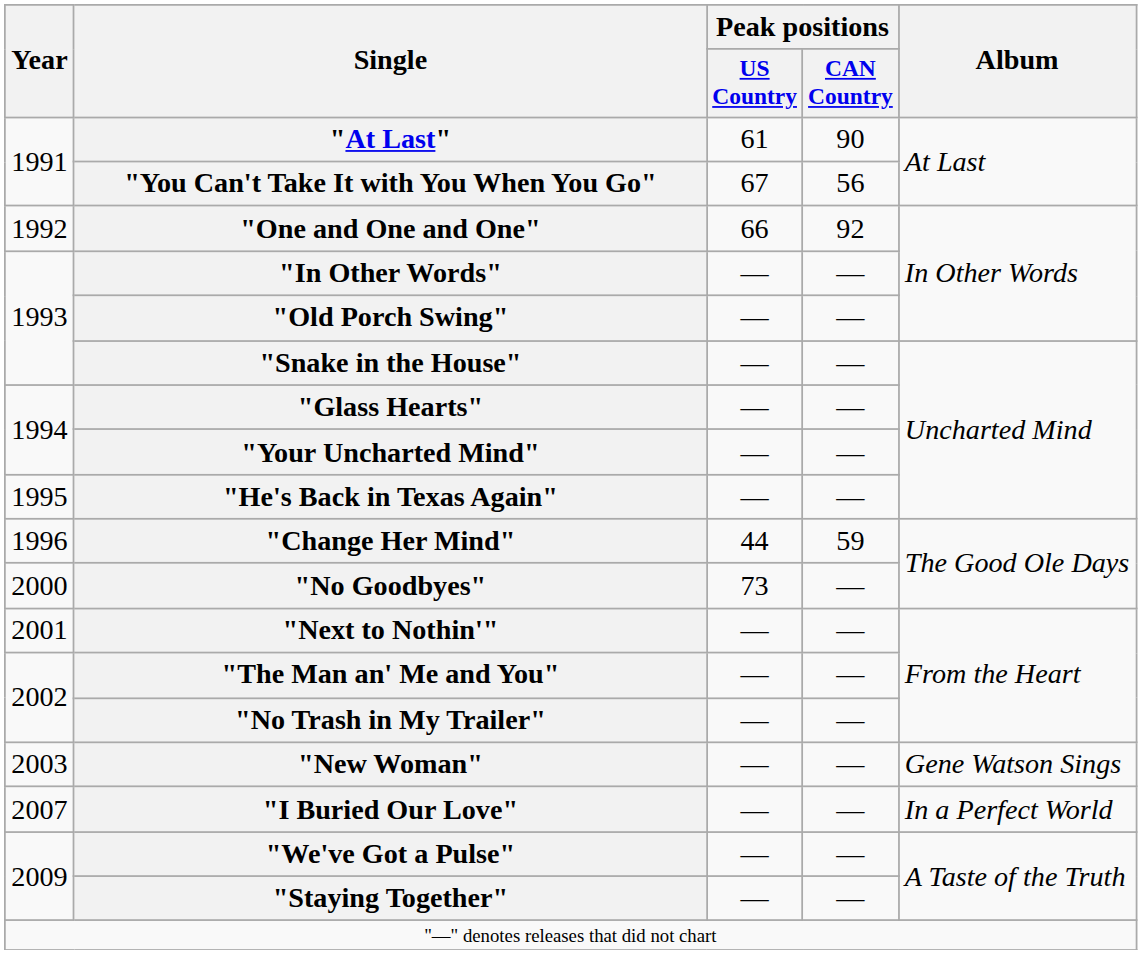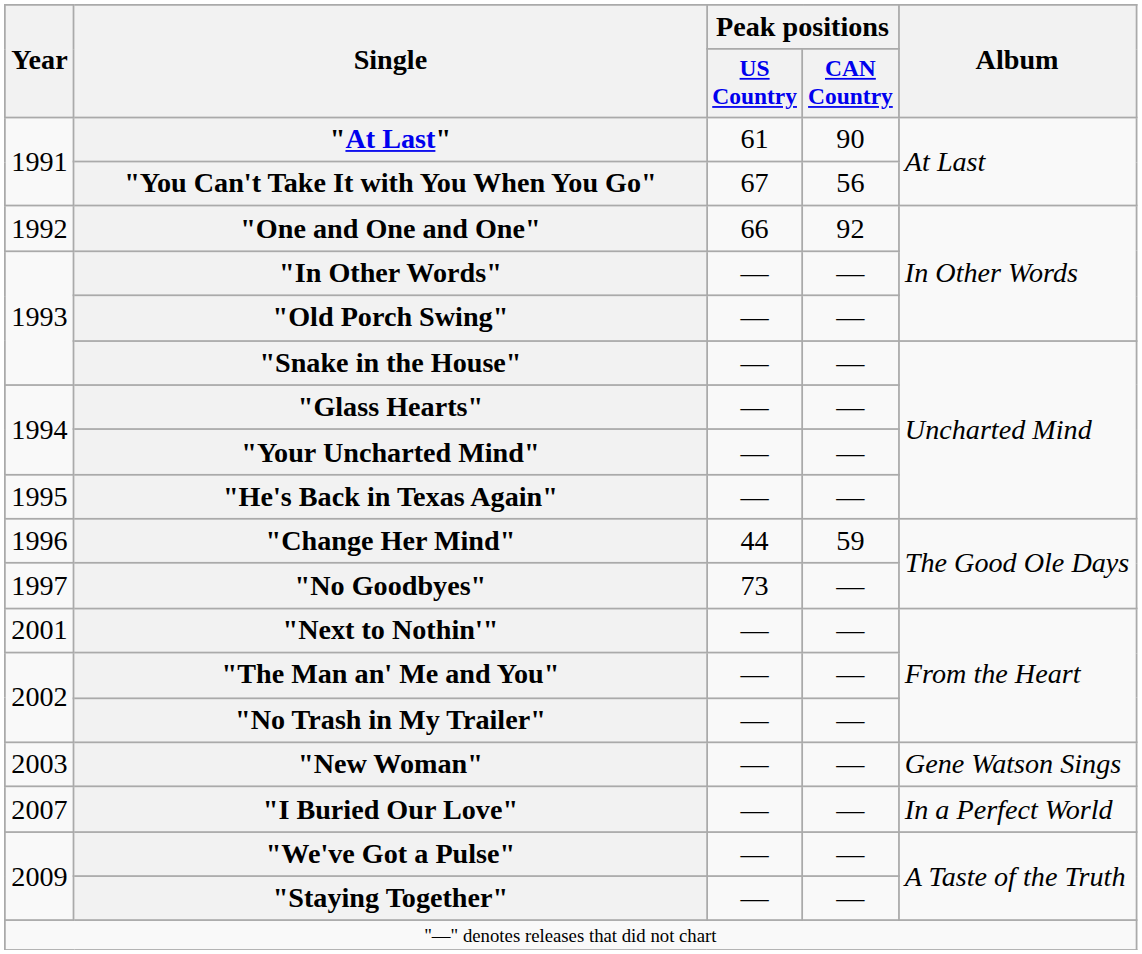(40, 585) 2000 -> (40, 585) 1997
